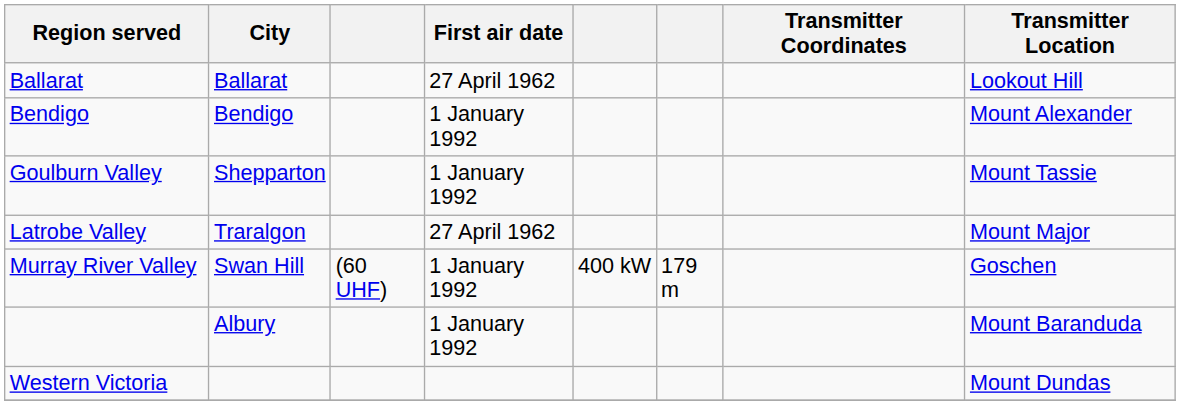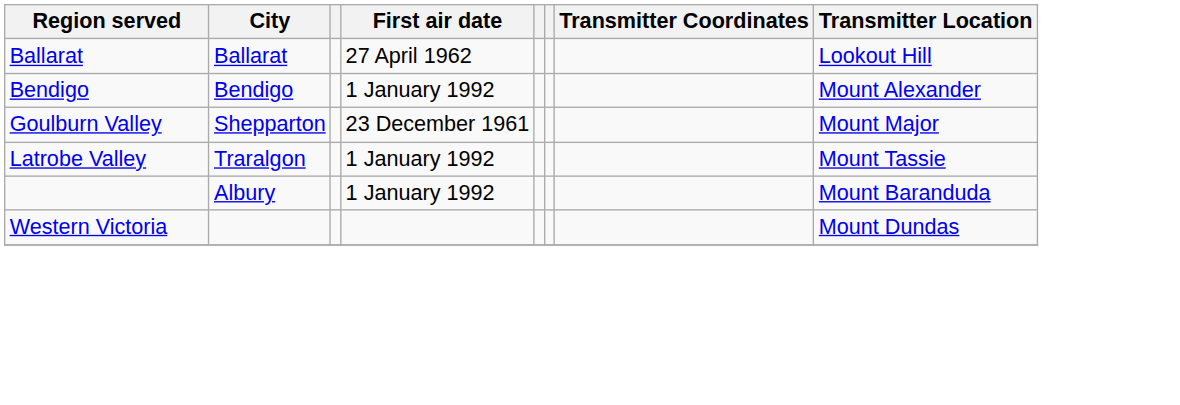(477, 185) 1 January 1992 -> (437, 124) 23 December 1961
(1033, 172) Mount Tassie -> (879, 124) Mount Major
(492, 231) 27 April 1962 -> (420, 158) 1 January 1992
(1030, 231) Mount Major -> (882, 158) Mount Tassie
- row: (103, 265)
